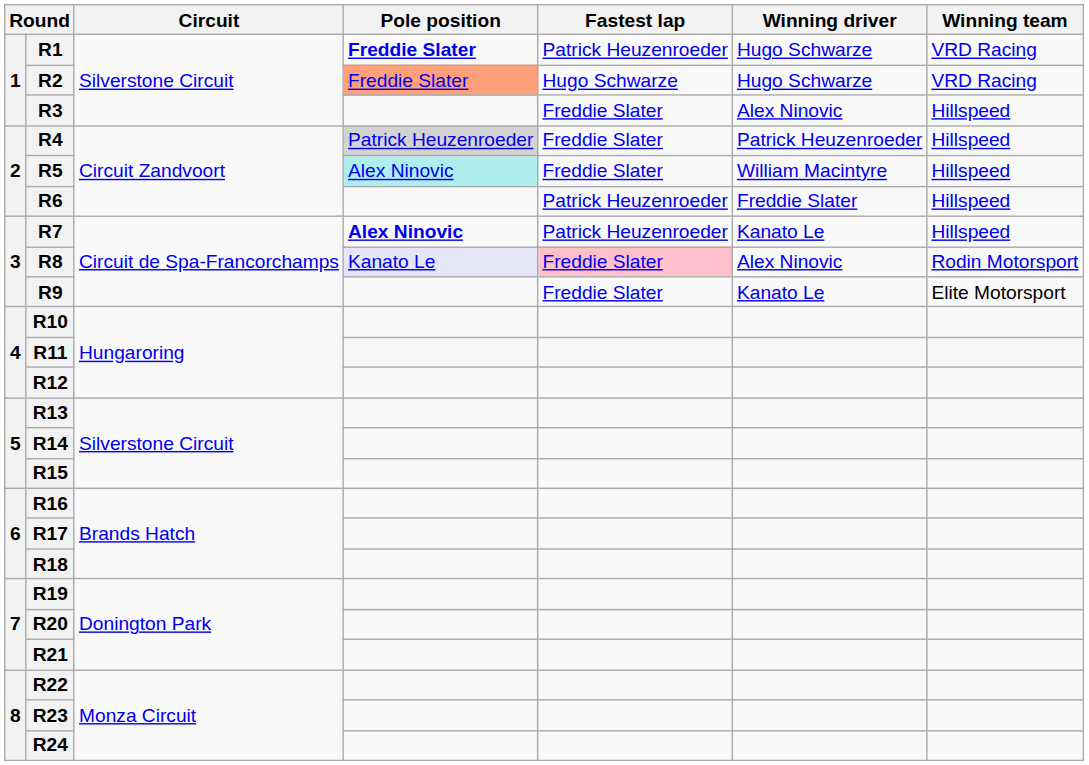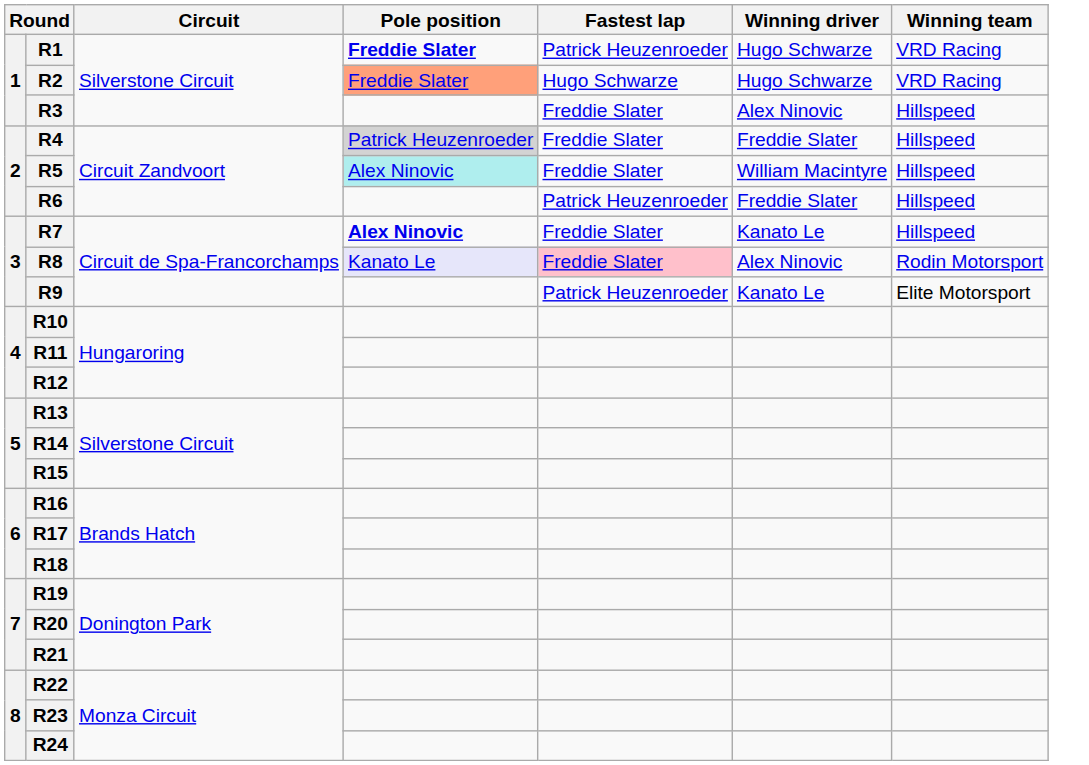(830, 140) Patrick Heuzenroeder -> (797, 140) Freddie Slater
(635, 231) Patrick Heuzenroeder -> (603, 231) Freddie Slater
(603, 291) Freddie Slater -> (635, 291) Patrick Heuzenroeder
